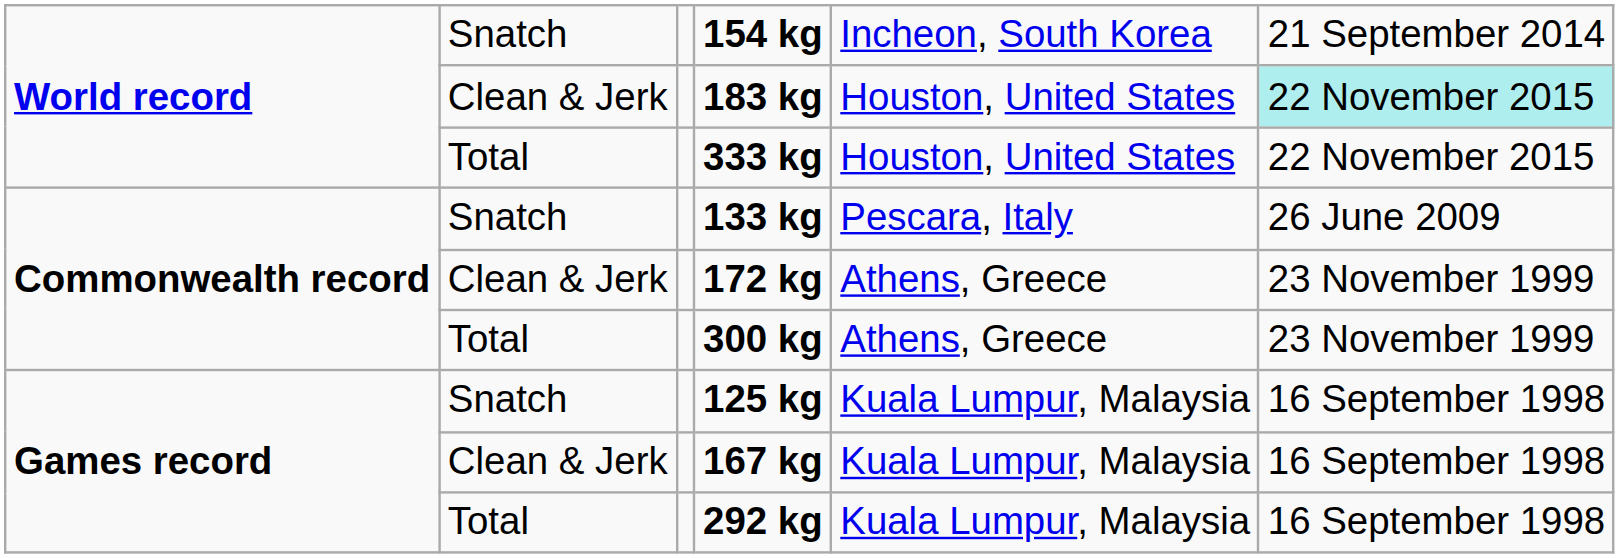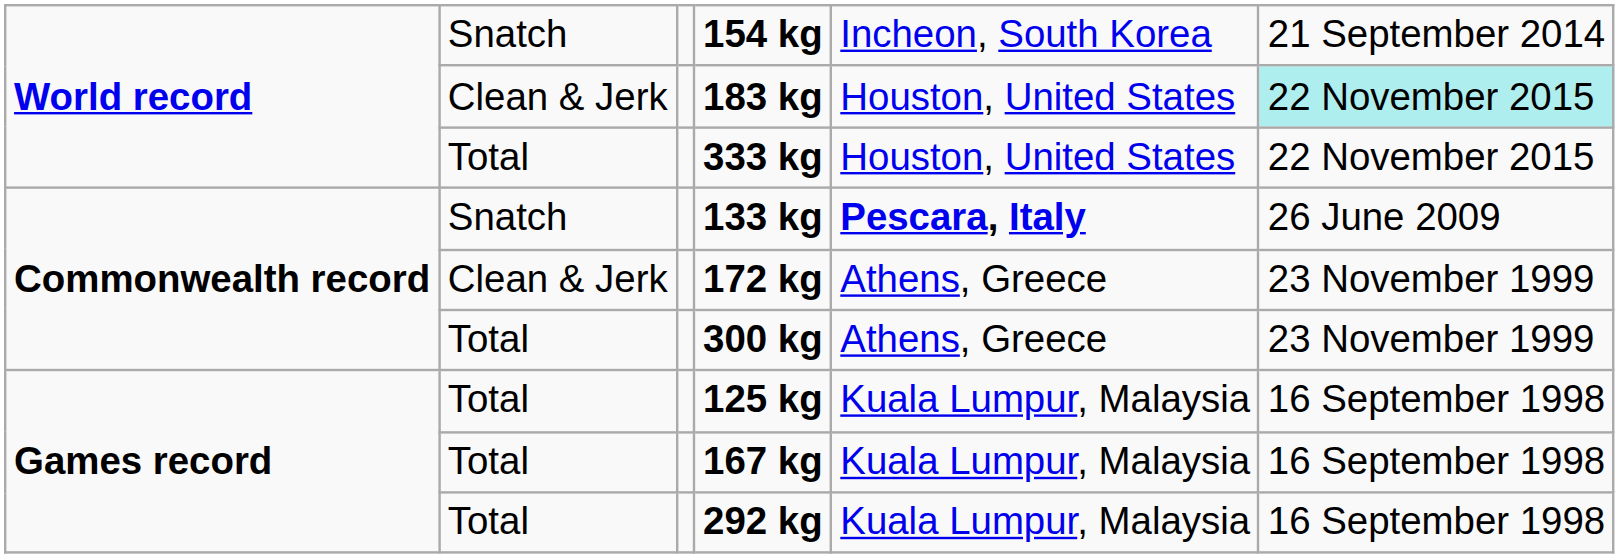(957, 217) normal -> (963, 217) bold
(508, 400) Snatch -> (488, 400) Total
(558, 461) Clean & Jerk -> (488, 461) Total
